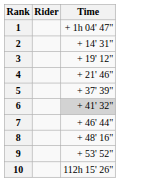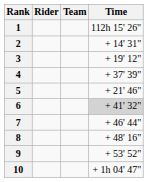+ column: (75, 12)
(89, 28) + 1h 04' 47" -> (116, 28) 112h 15' 26"
(95, 75) + 21' 46" -> (123, 75) + 37' 39"
(95, 91) + 37' 39" -> (123, 91) + 21' 46"
(88, 169) 112h 15' 26" -> (117, 169) + 1h 04' 47"
